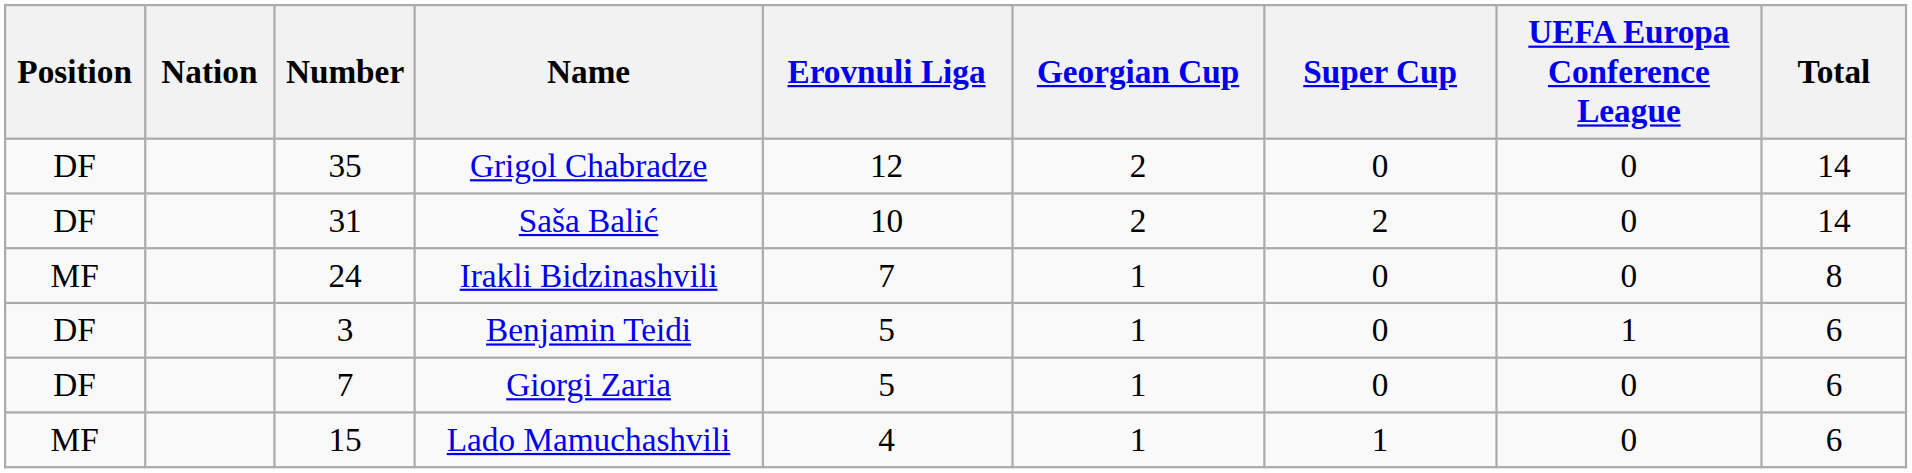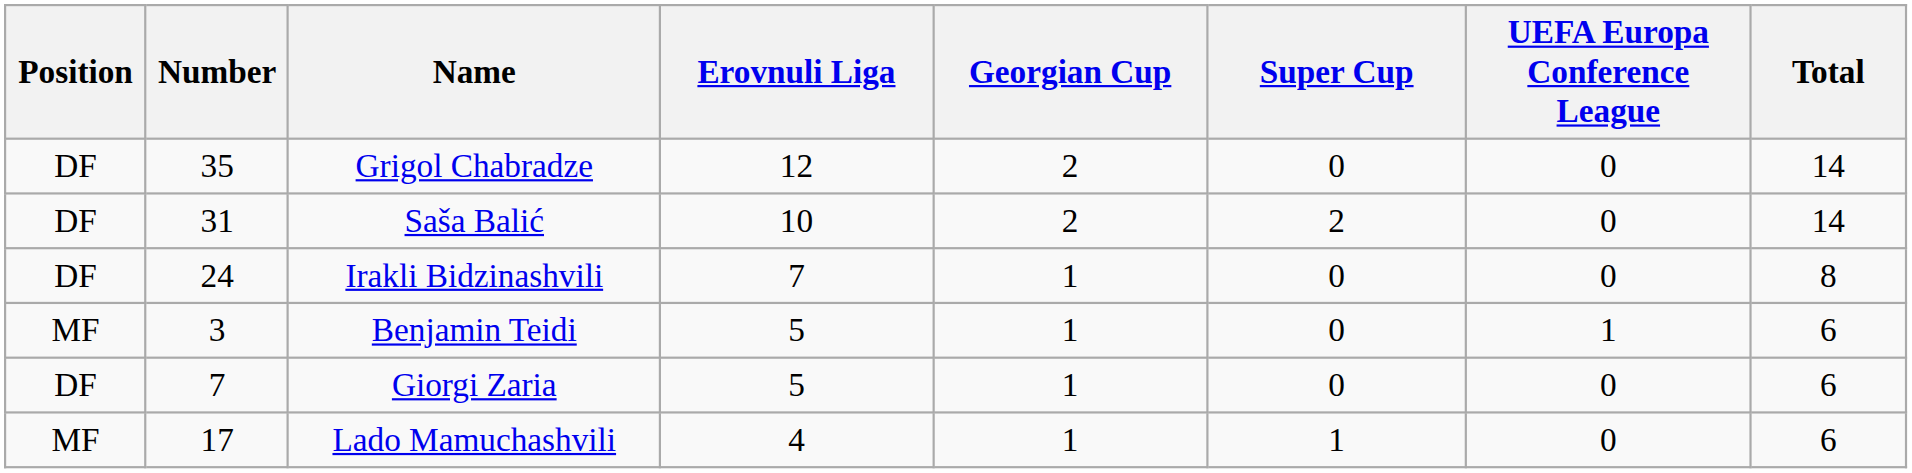- column: (209, 71)
(75, 275) MF -> (76, 275) DF
(75, 330) DF -> (76, 330) MF
(345, 440) 15 -> (217, 440) 17
